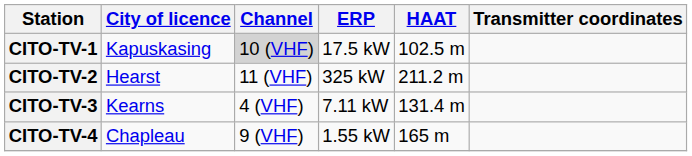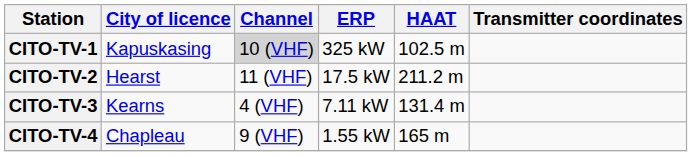(356, 48) 17.5 kW -> (353, 48) 325 kW
(353, 77) 325 kW -> (356, 77) 17.5 kW
